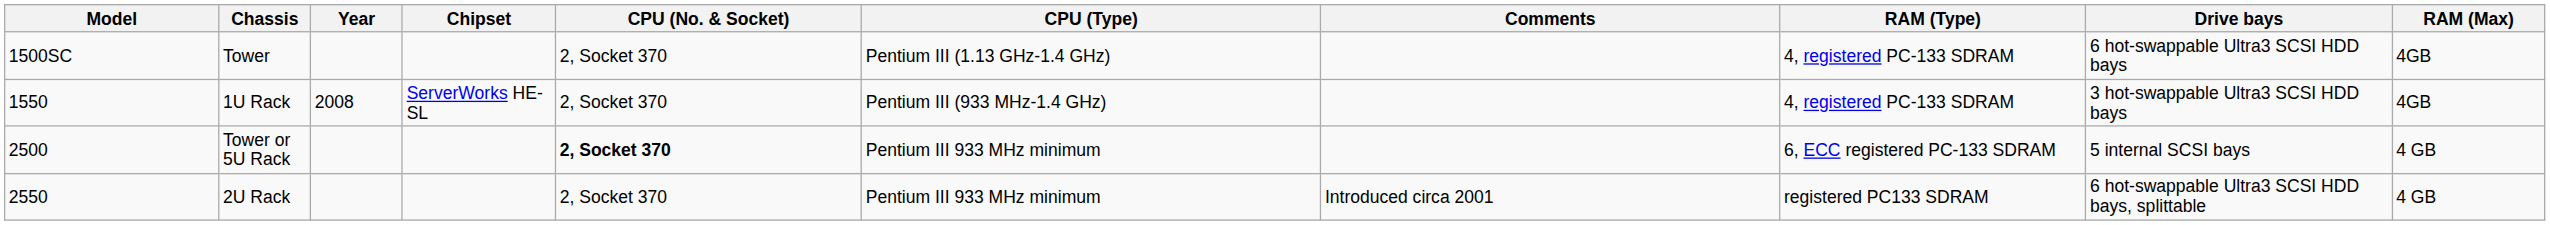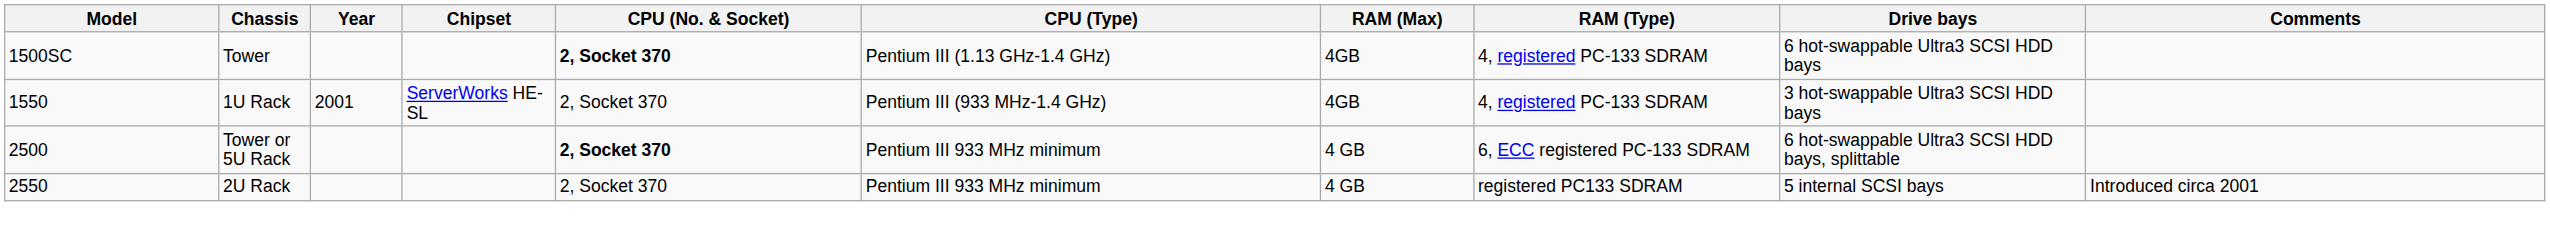columns swapped: (2469, 18) <-> (1550, 18)
(613, 55) normal -> (615, 55) bold
(334, 102) 2008 -> (334, 102) 2001
(2170, 149) 5 internal SCSI bays -> (1918, 149) 6 hot-swappable Ultra3 SCSI HDD bays, splittable
(2225, 196) 6 hot-swappable Ultra3 SCSI HDD bays, splittable -> (1864, 187) 5 internal SCSI bays
